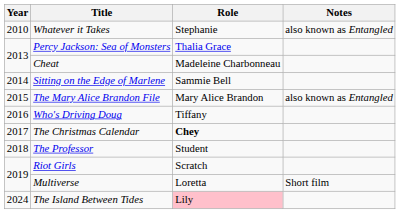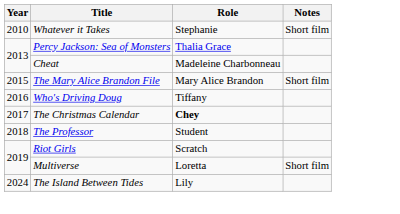(339, 30) also known as Entangled -> (307, 30) Short film
- row: (99, 81)
(339, 98) also known as Entangled -> (307, 81) Short film
(184, 200) pink background -> (184, 183) no background
